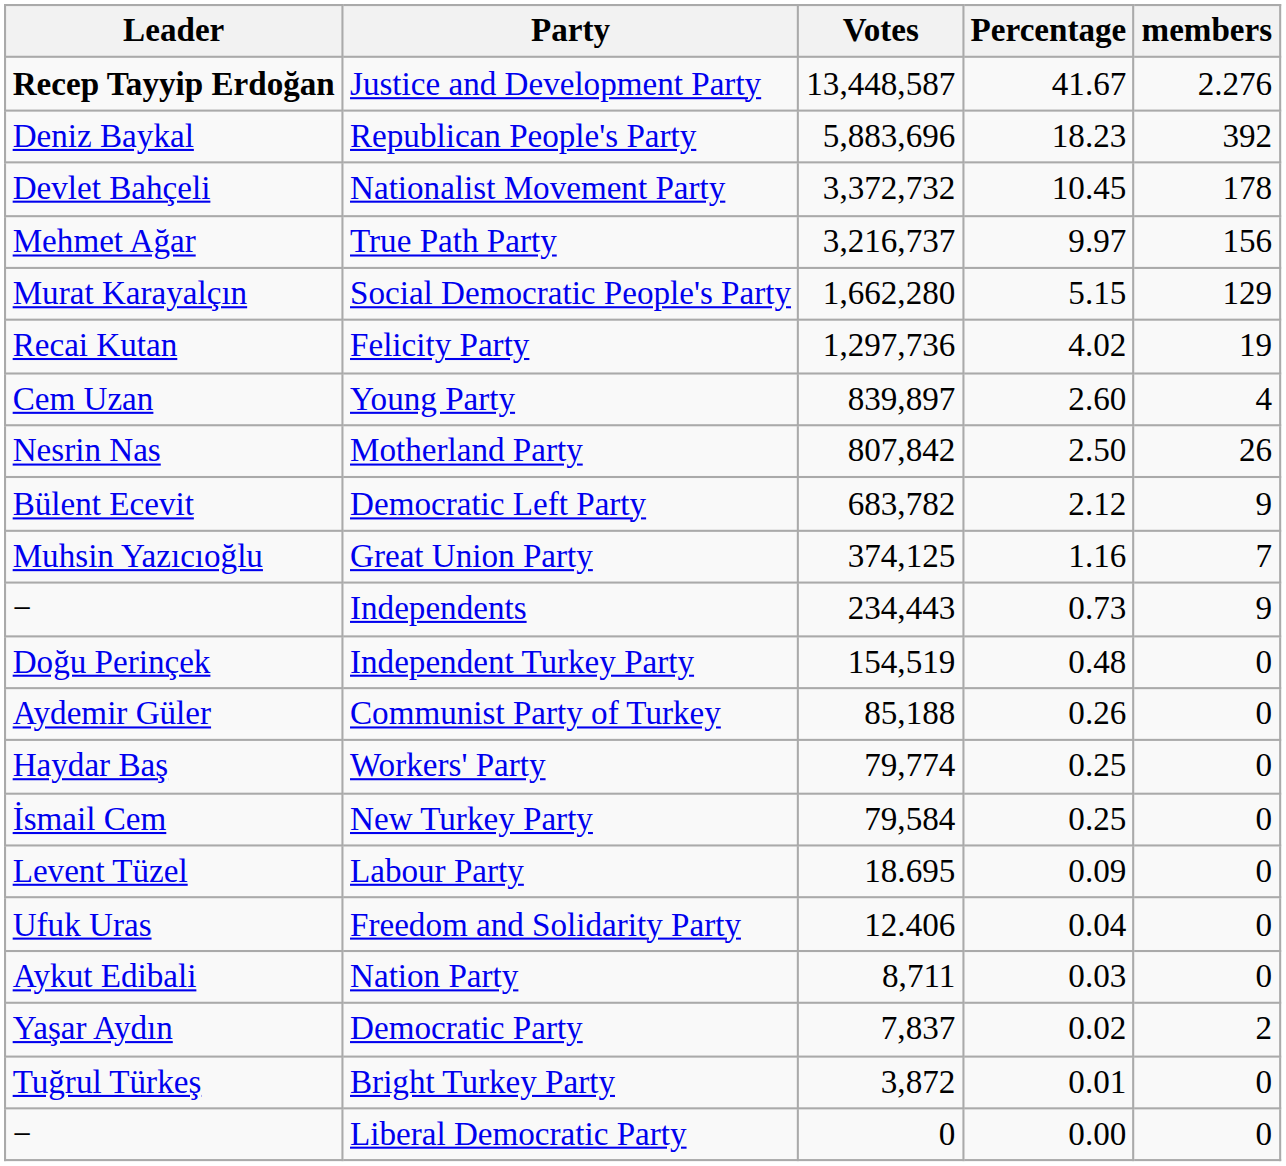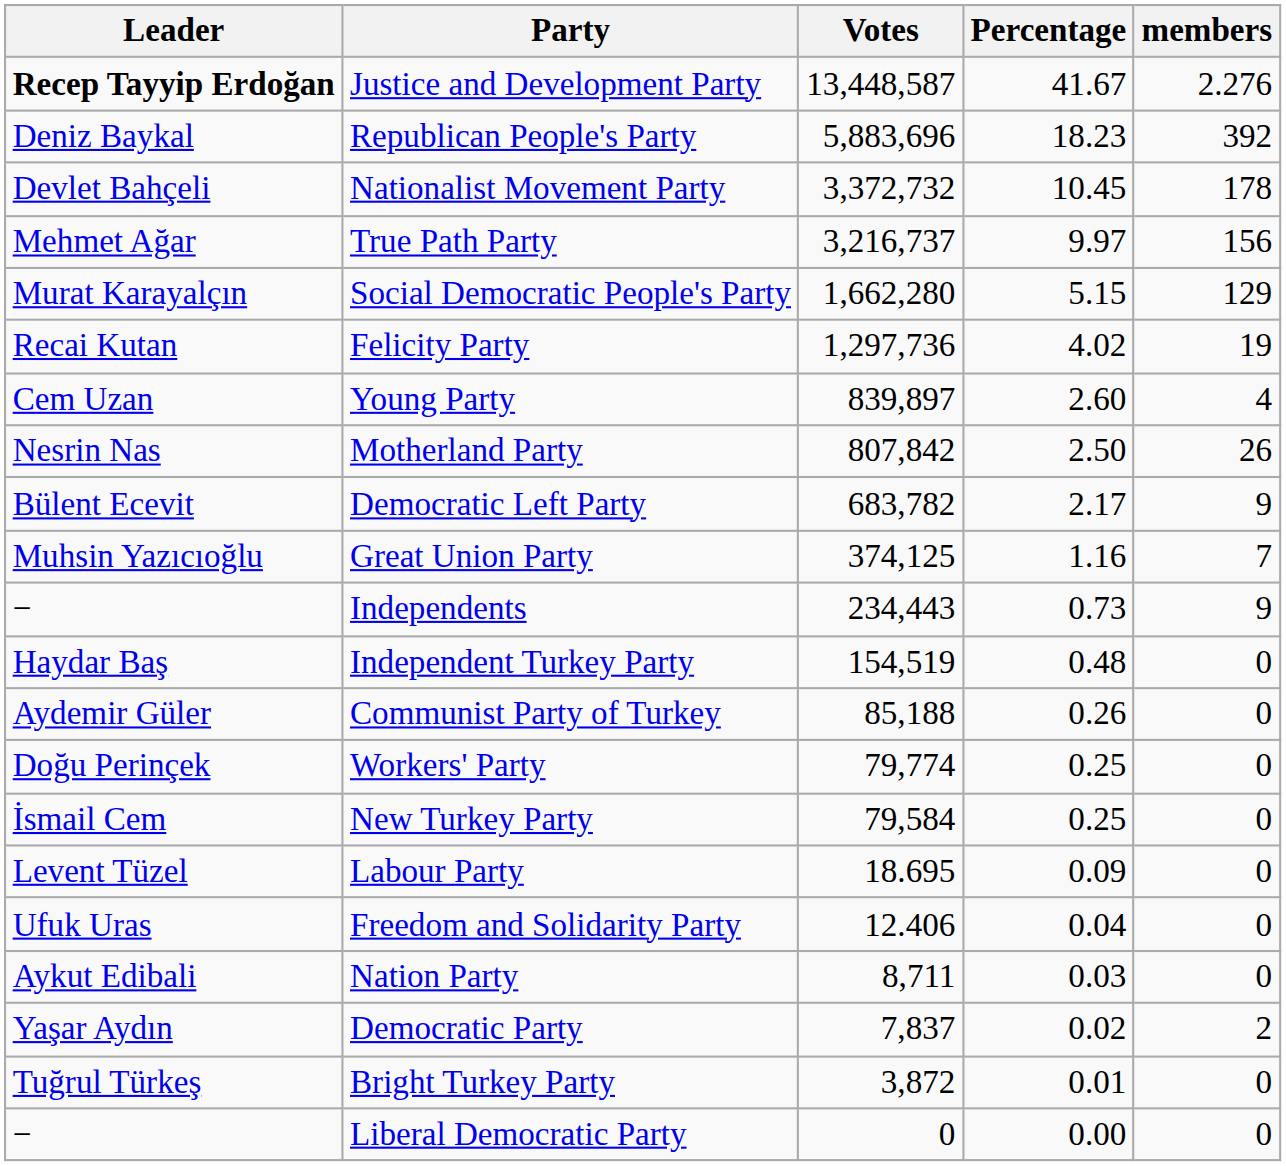(1097, 503) 2.12 -> (1097, 503) 2.17
(112, 661) Doğu Perinçek -> (90, 661) Haydar Baş
(90, 766) Haydar Baş -> (112, 766) Doğu Perinçek
